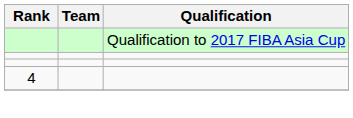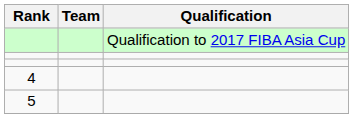+ row: (31, 101)
